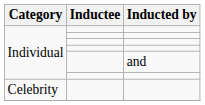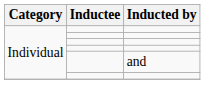- row: (33, 89)
